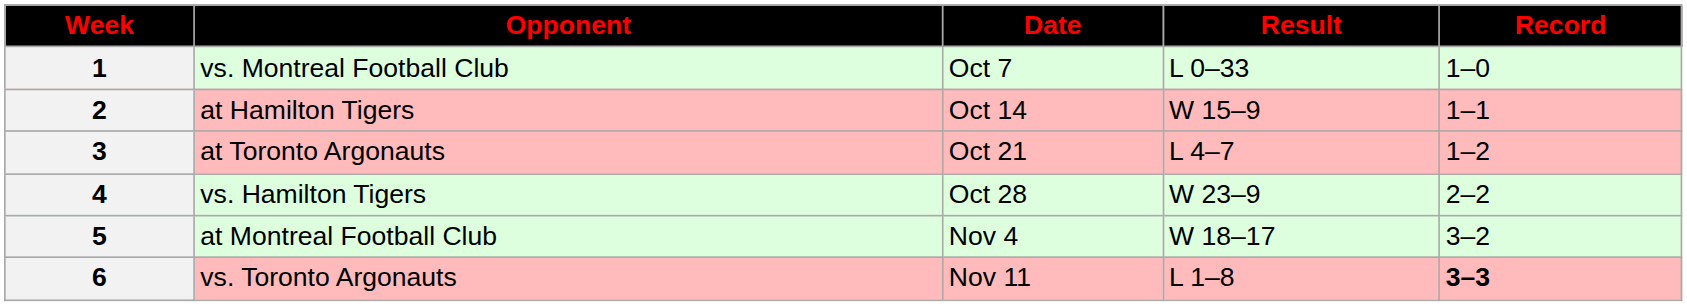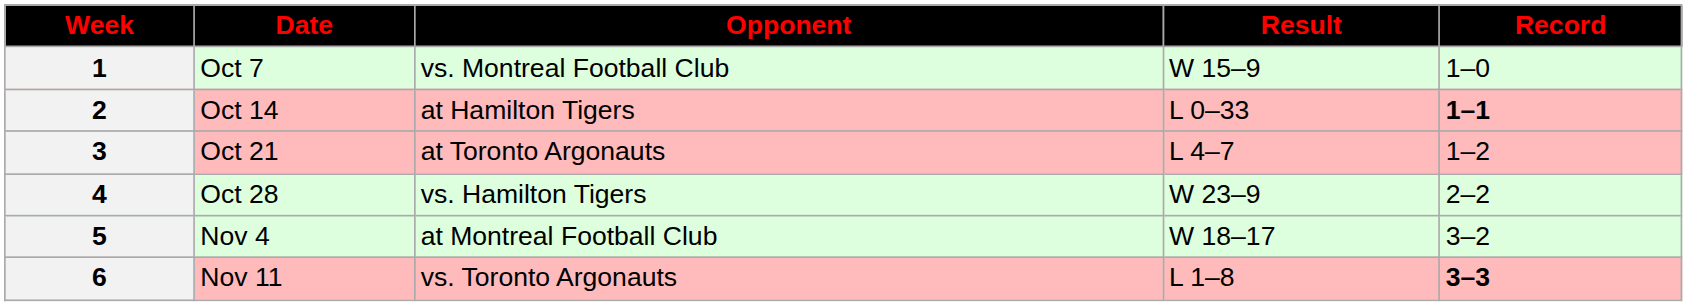columns swapped: (1053, 25) <-> (568, 25)
(1209, 67) L 0–33 -> (1215, 67) W 15–9
(1215, 109) W 15–9 -> (1209, 109) L 0–33
(1468, 109) normal -> (1468, 109) bold
